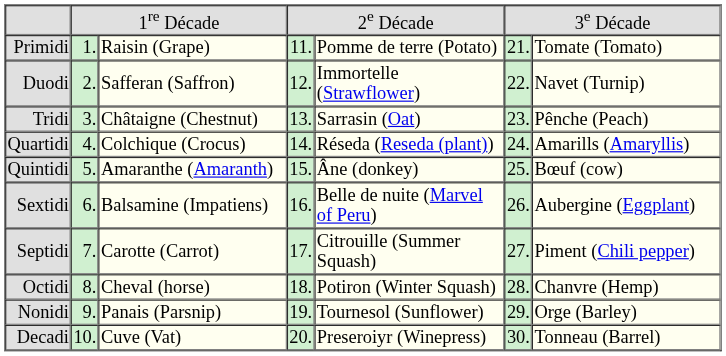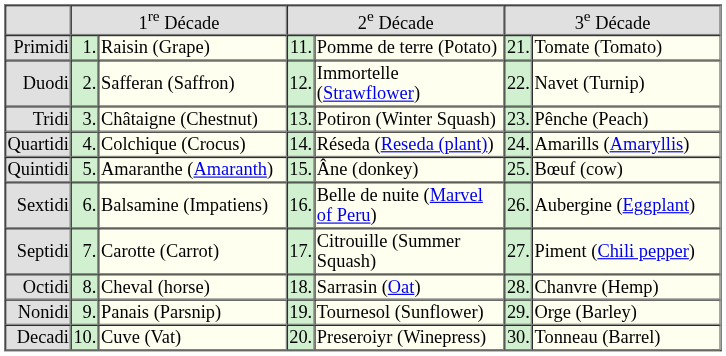(369, 119) Sarrasin (Oat) -> (406, 119) Potiron (Winter Squash)
(406, 287) Potiron (Winter Squash) -> (369, 287) Sarrasin (Oat)
